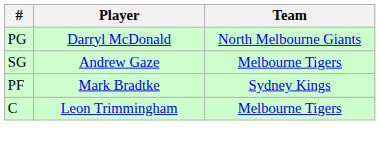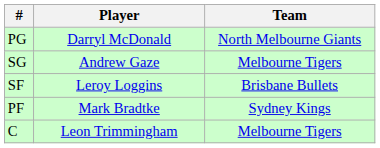+ row: (16, 85)
